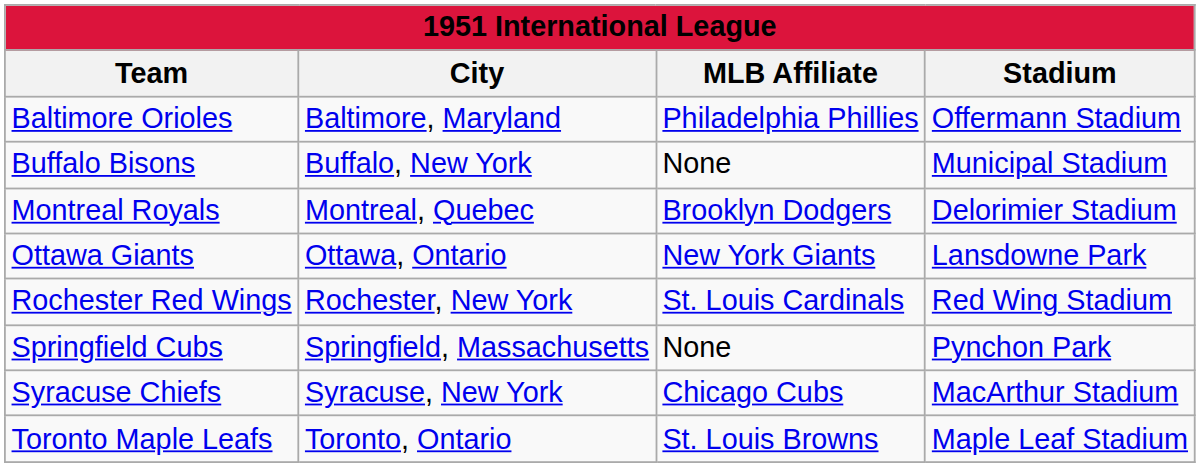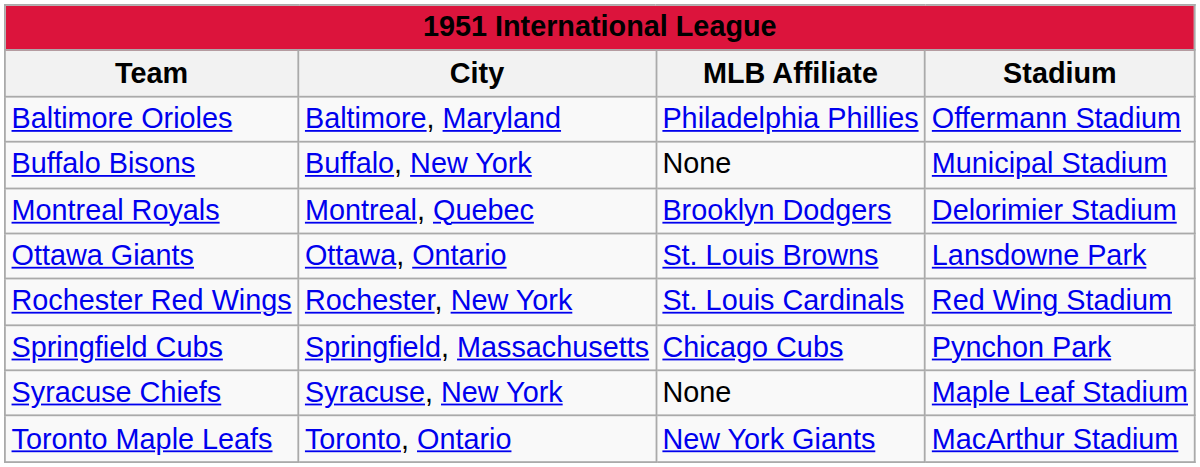(769, 255) New York Giants -> (770, 255) St. Louis Browns
(697, 347) None -> (753, 347) Chicago Cubs
(753, 392) Chicago Cubs -> (697, 392) None
(1055, 392) MacArthur Stadium -> (1060, 392) Maple Leaf Stadium
(770, 438) St. Louis Browns -> (769, 438) New York Giants
(1060, 438) Maple Leaf Stadium -> (1055, 438) MacArthur Stadium
